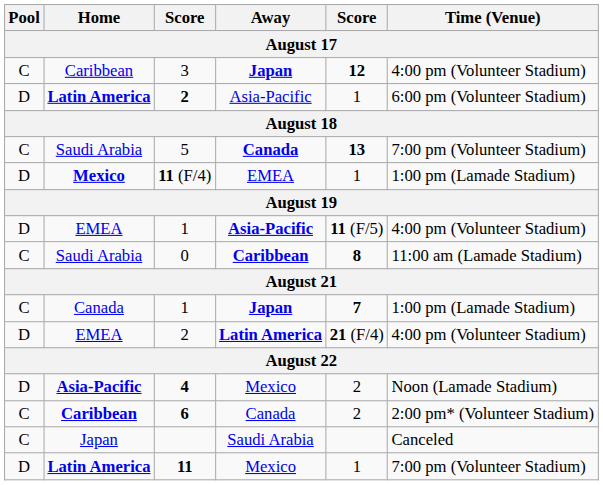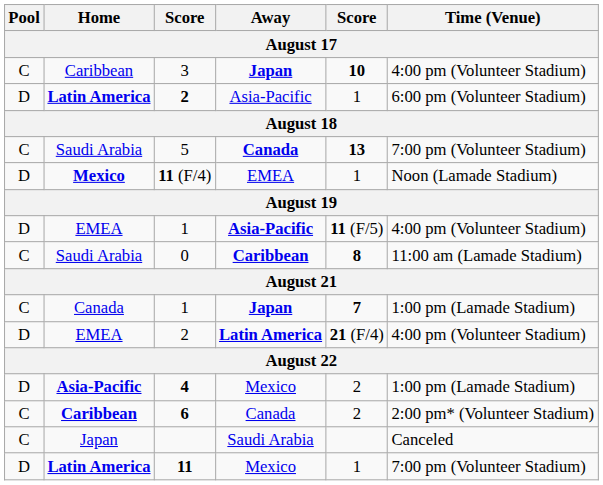(357, 70) 12 -> (357, 70) 10
(483, 176) 1:00 pm (Lamade Stadium) -> (474, 176) Noon (Lamade Stadium)
(474, 387) Noon (Lamade Stadium) -> (483, 387) 1:00 pm (Lamade Stadium)
